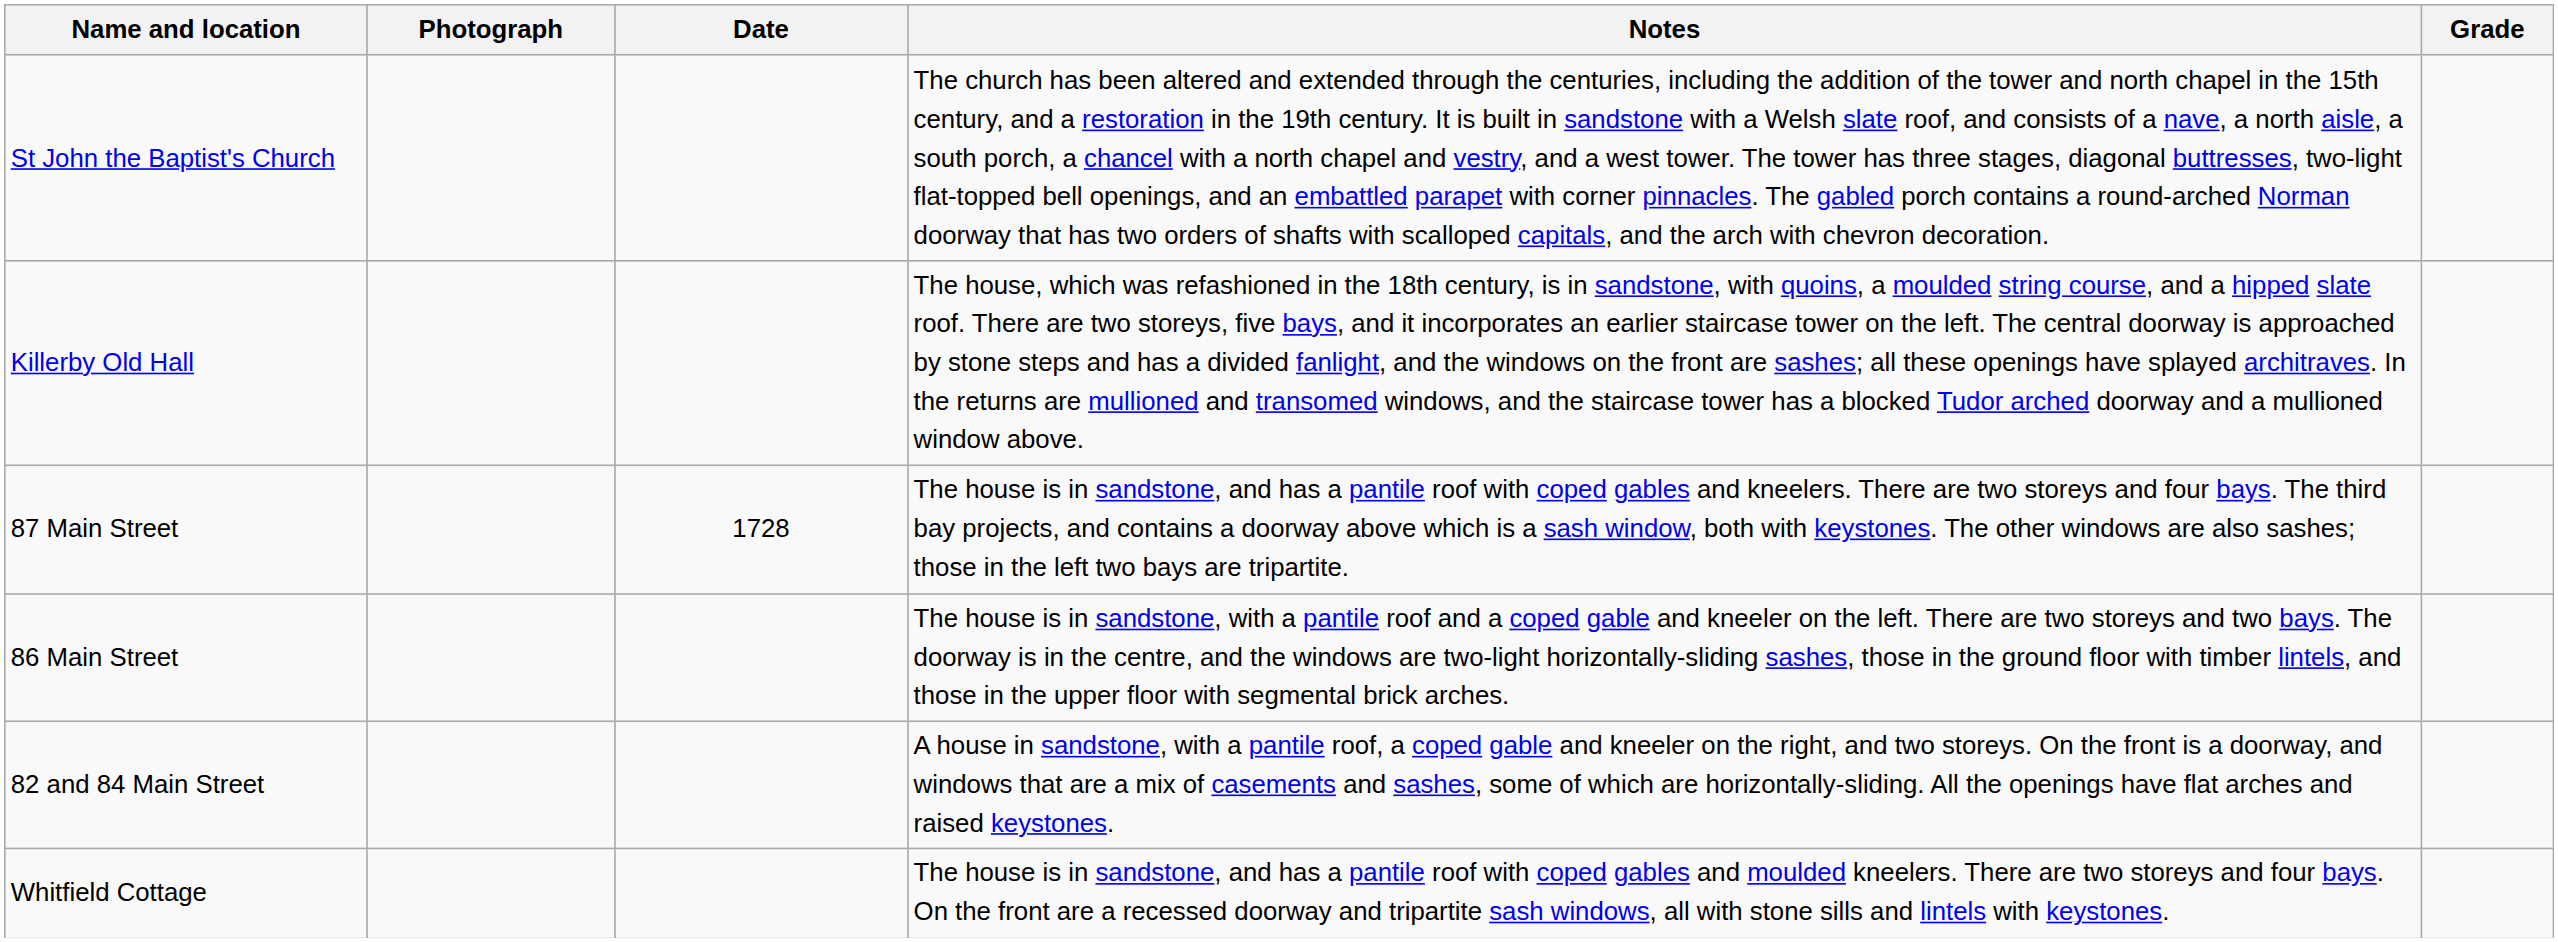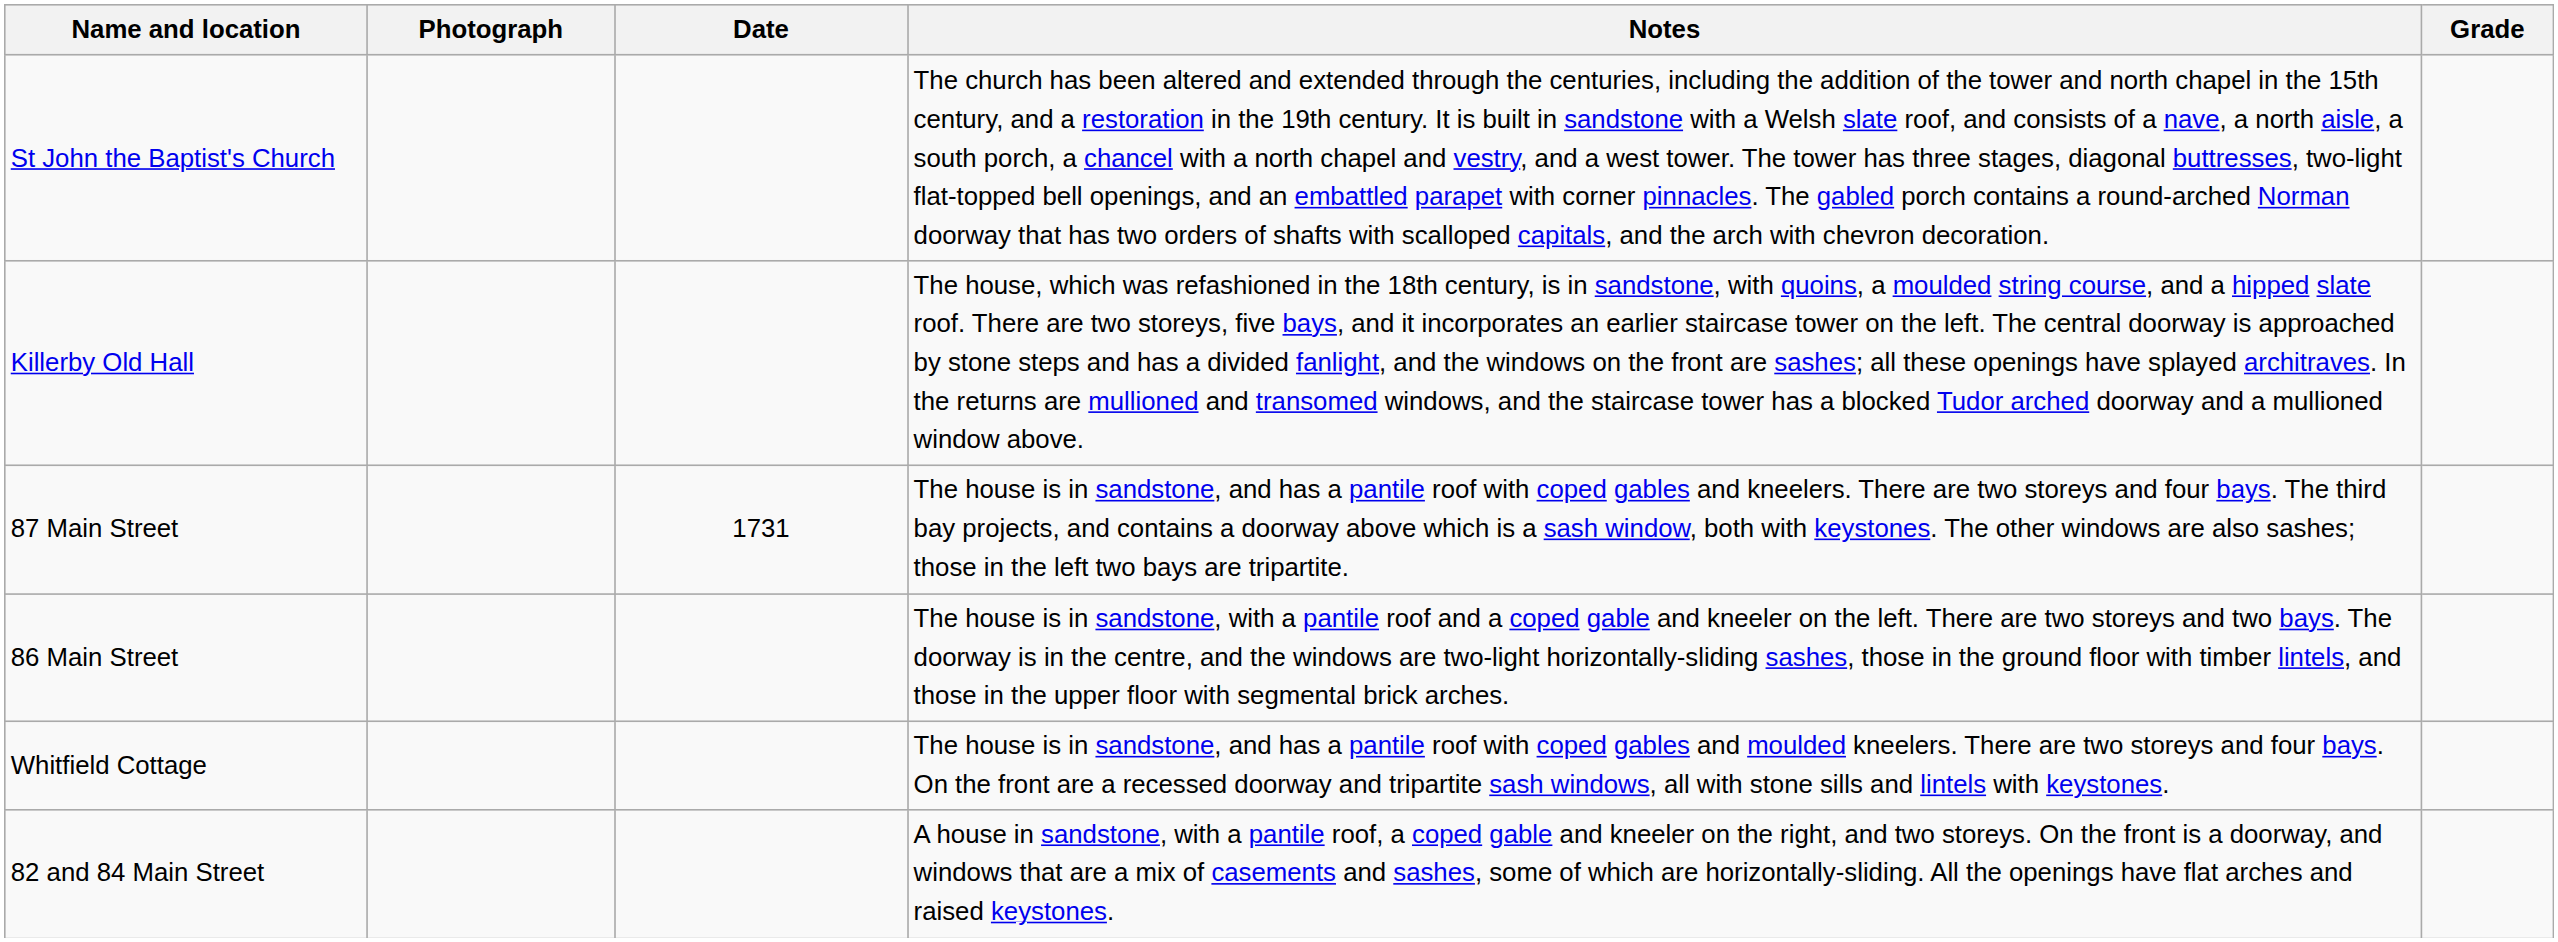(761, 529) 1728 -> (761, 529) 1731
rows swapped: (137, 784) <-> (109, 893)
